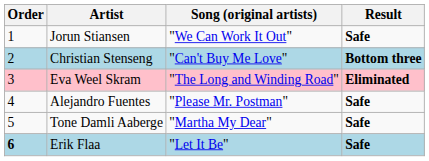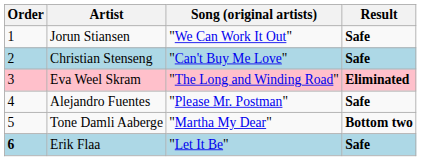(383, 58) Bottom three -> (358, 58) Safe
(358, 123) Safe -> (379, 123) Bottom two
